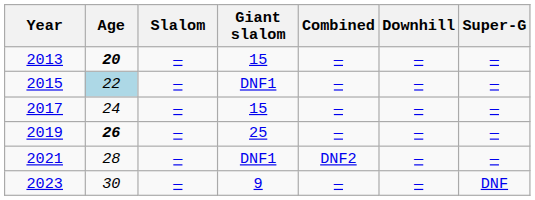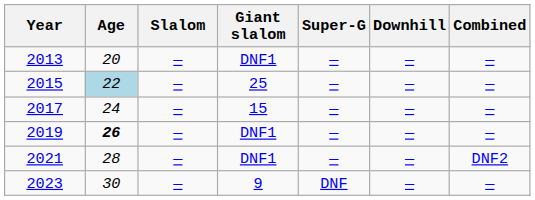columns swapped: (494, 26) <-> (338, 26)
(111, 59) bold -> (111, 59) normal
(258, 59) 15 -> (258, 59) DNF1
(258, 84) DNF1 -> (258, 84) 25
(258, 134) 25 -> (258, 134) DNF1
